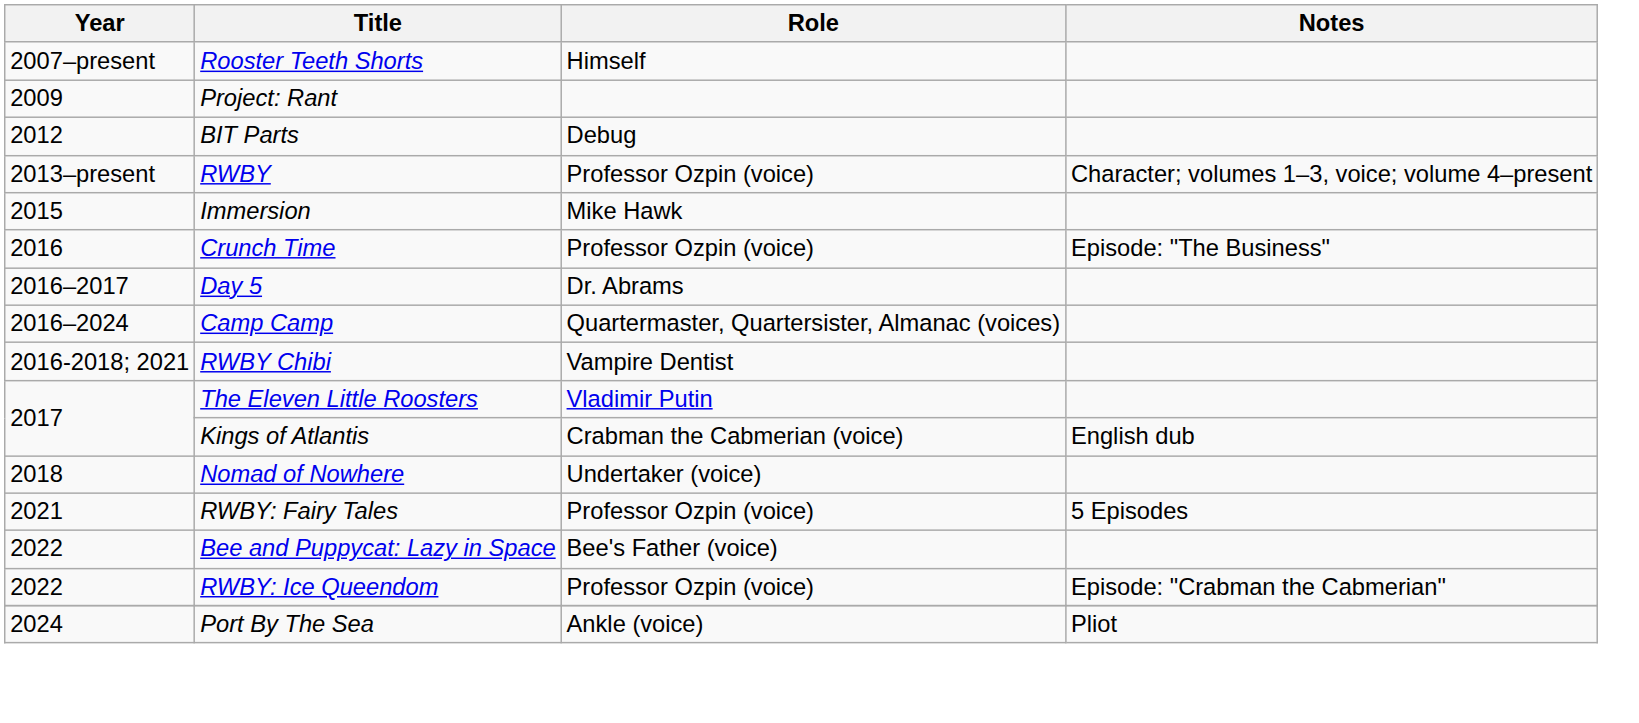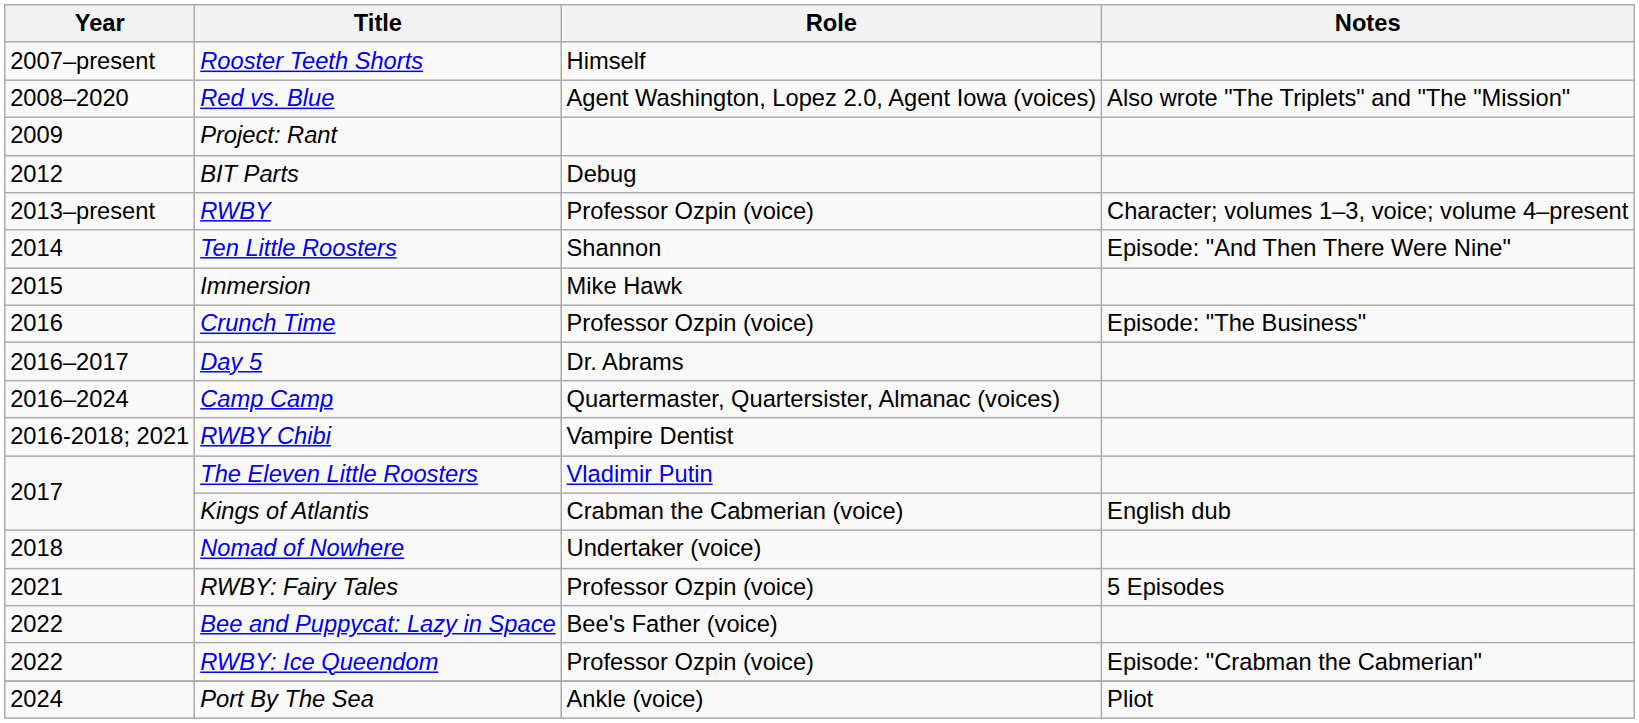+ row: (267, 98)
+ row: (298, 248)
